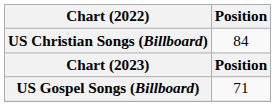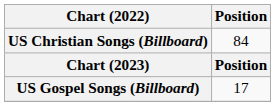(241, 88) 71 -> (241, 88) 17
